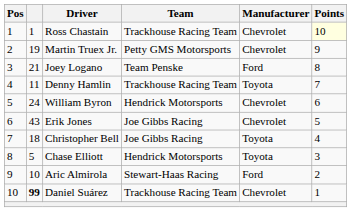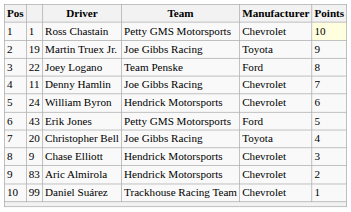(181, 31) Trackhouse Racing Team -> (178, 31) Petty GMS Motorsports
(178, 48) Petty GMS Motorsports -> (163, 48) Joe Gibbs Racing
(264, 48) Chevrolet -> (258, 48) Toyota
(34, 66) 21 -> (34, 66) 22
(181, 84) Trackhouse Racing Team -> (163, 84) Joe Gibbs Racing
(258, 84) Toyota -> (264, 84) Chevrolet
(163, 120) Joe Gibbs Racing -> (178, 120) Petty GMS Motorsports
(264, 120) Chevrolet -> (253, 120) Ford
(34, 138) 18 -> (34, 138) 20
(32, 156) 5 -> (32, 156) 9
(258, 156) Toyota -> (264, 156) Chevrolet
(34, 174) 10 -> (34, 174) 83
(171, 174) Stewart-Haas Racing -> (173, 174) Hendrick Motorsports
(253, 174) Ford -> (264, 174) Chevrolet
(34, 192) bold -> (34, 192) normal
